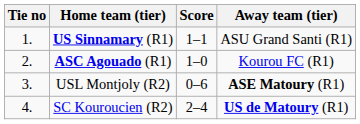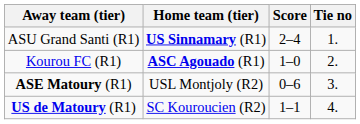columns swapped: (27, 15) <-> (286, 15)
(197, 38) 1–1 -> (290, 38) 2–4
(197, 107) 2–4 -> (290, 107) 1–1
